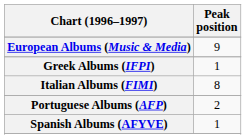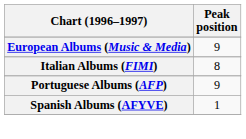- row: (99, 66)
(217, 104) 2 -> (217, 85) 9
